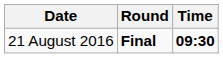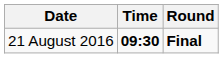columns swapped: (195, 16) <-> (145, 16)
